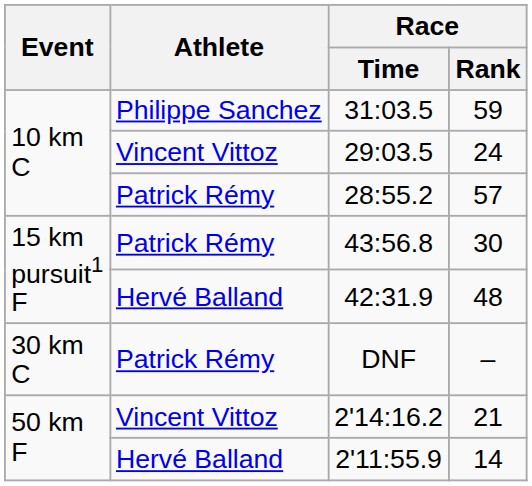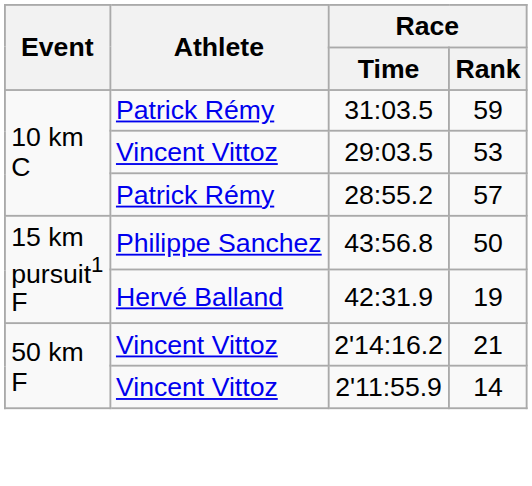(219, 111) Philippe Sanchez -> (195, 111) Patrick Rémy
(488, 153) 24 -> (488, 153) 53
(195, 243) Patrick Rémy -> (219, 243) Philippe Sanchez
(488, 243) 30 -> (488, 243) 50
(488, 297) 48 -> (488, 297) 19
- row: (389, 360)
(200, 459) Hervé Balland -> (197, 387) Vincent Vittoz
